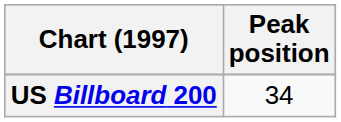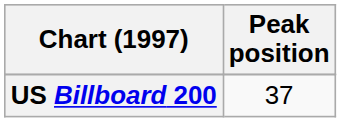(279, 95) 34 -> (279, 95) 37
